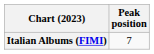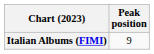(129, 40) 7 -> (129, 40) 9
